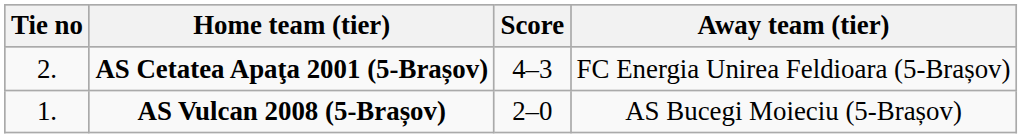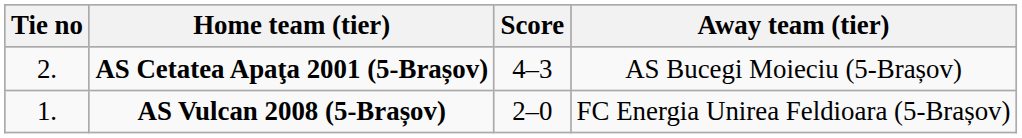(794, 68) FC Energia Unirea Feldioara (5-Brașov) -> (794, 68) AS Bucegi Moieciu (5-Brașov)
(794, 111) AS Bucegi Moieciu (5-Brașov) -> (794, 111) FC Energia Unirea Feldioara (5-Brașov)
